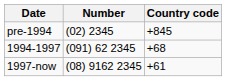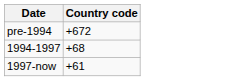- column: (104, 13)
(159, 31) +845 -> (78, 31) +672
